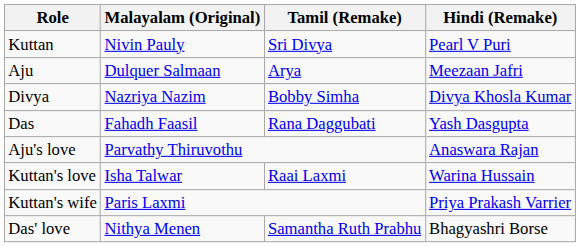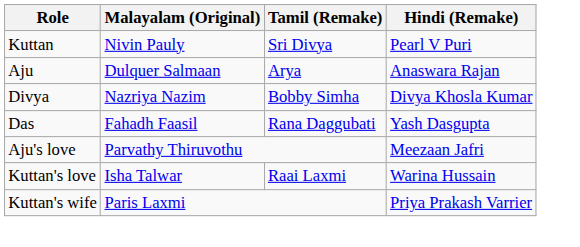(476, 70) Meezaan Jafri -> (445, 70) Anaswara Rajan
(484, 149) Anaswara Rajan -> (437, 149) Meezaan Jafri
- row: (39, 228)
